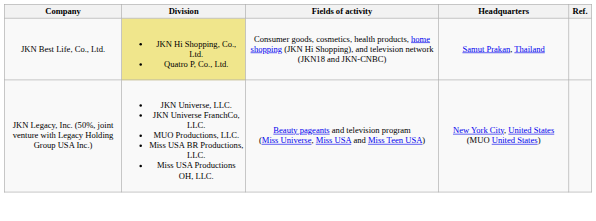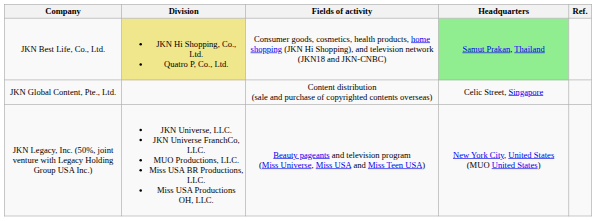(504, 48) no background -> (504, 48) lightgreen background
+ row: (63, 91)
